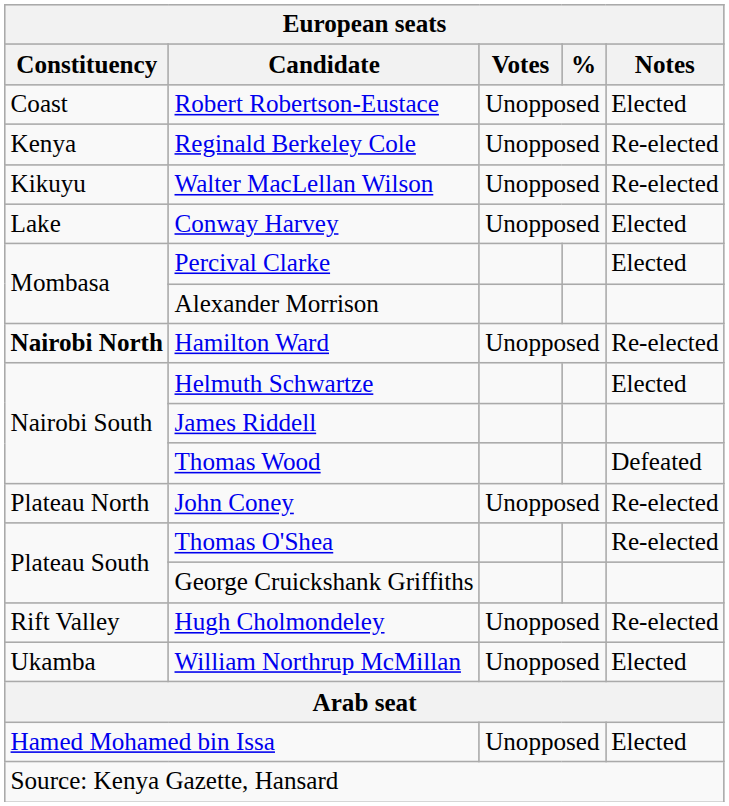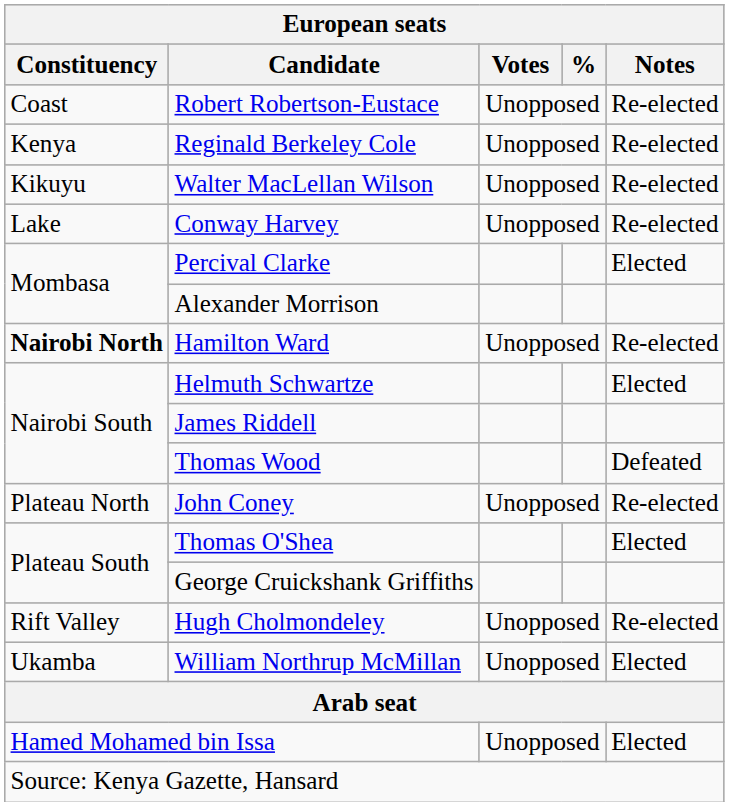(649, 104) Elected -> (665, 104) Re-elected
(649, 223) Elected -> (665, 223) Re-elected
(665, 542) Re-elected -> (649, 542) Elected
